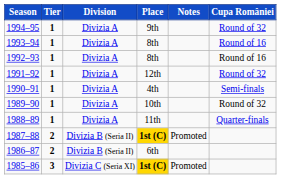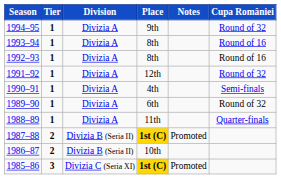(153, 105) 10th -> (153, 105) 6th
(153, 151) 6th -> (153, 151) 10th
